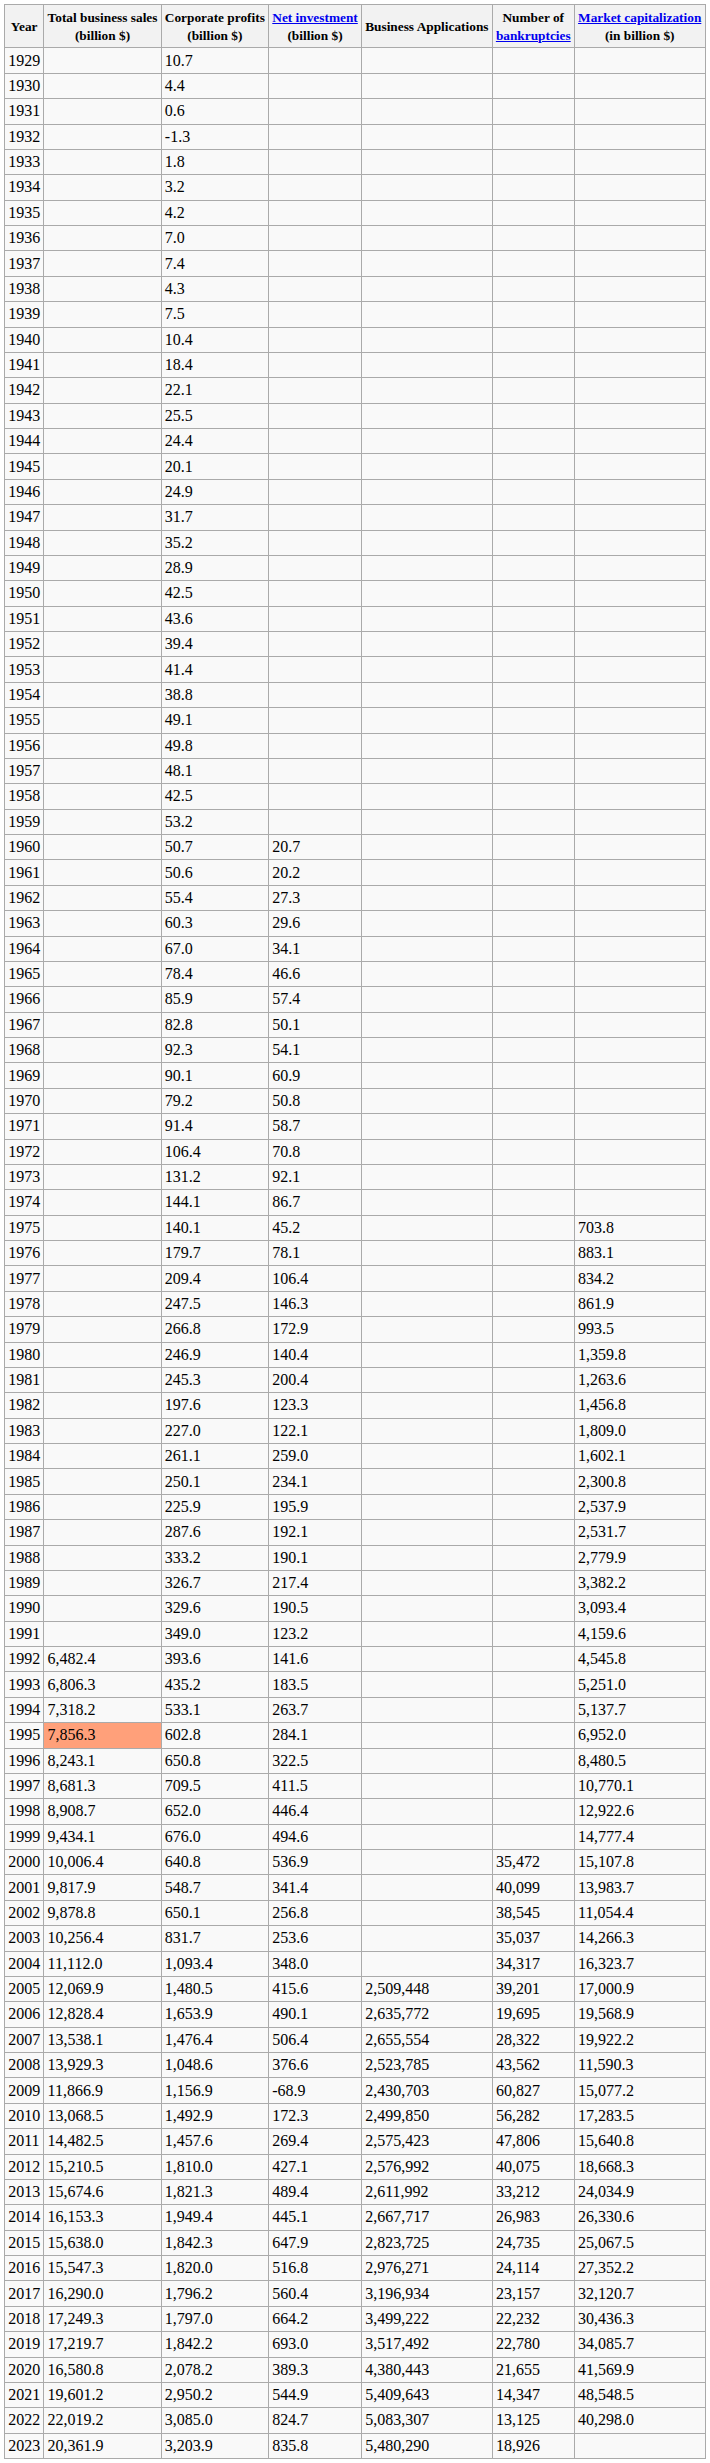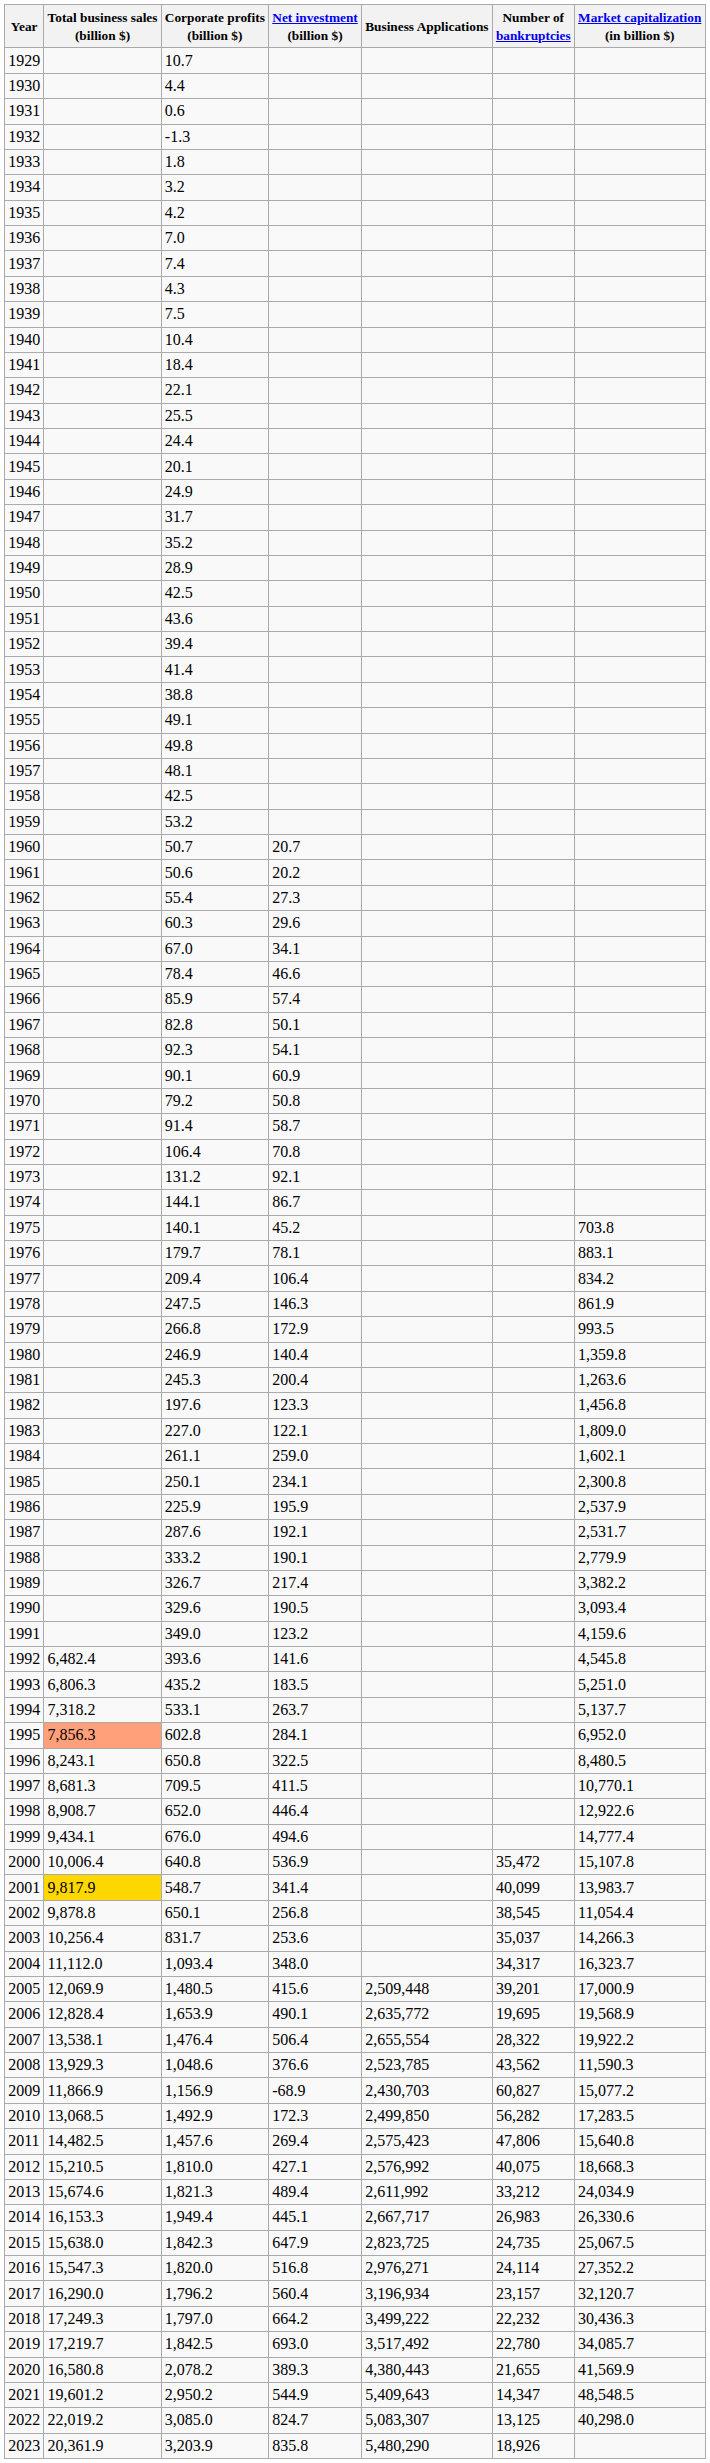(72, 1887) no background -> (72, 1887) gold background
(189, 2344) 1,842.2 -> (189, 2344) 1,842.5
